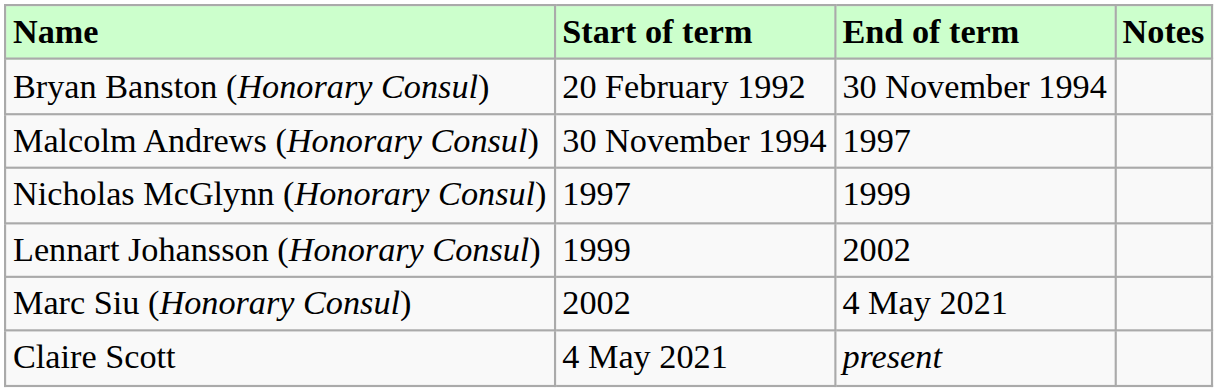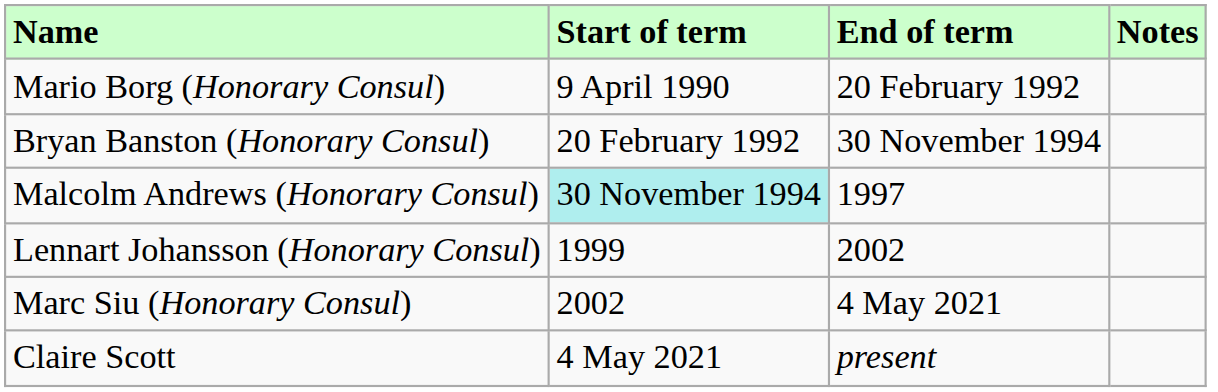+ row: (229, 85)
(694, 140) no background -> (689, 194) paleturquoise background
- row: (280, 194)
